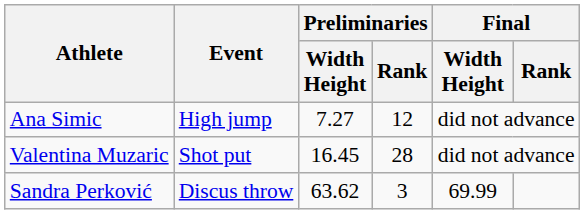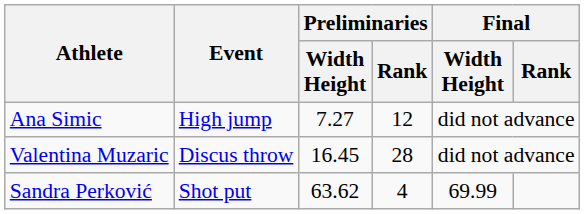(215, 155) Shot put -> (236, 155) Discus throw
(236, 190) Discus throw -> (215, 190) Shot put
(402, 190) 3 -> (402, 190) 4
